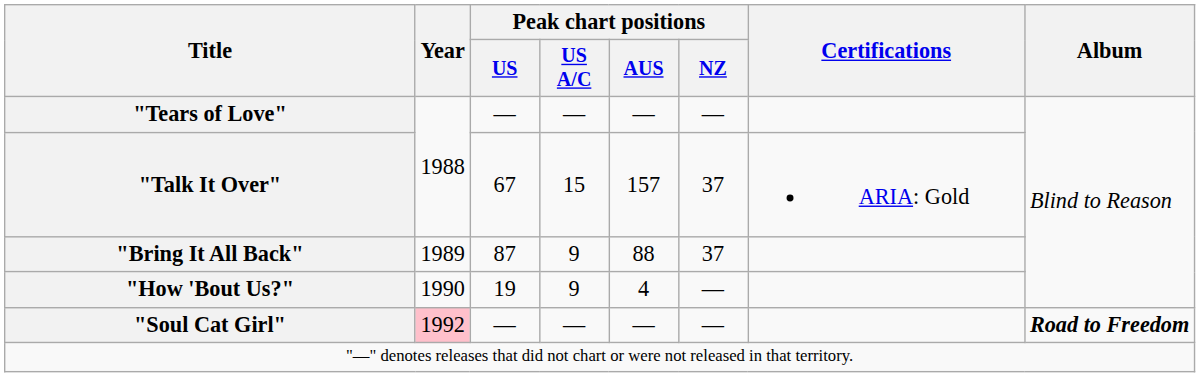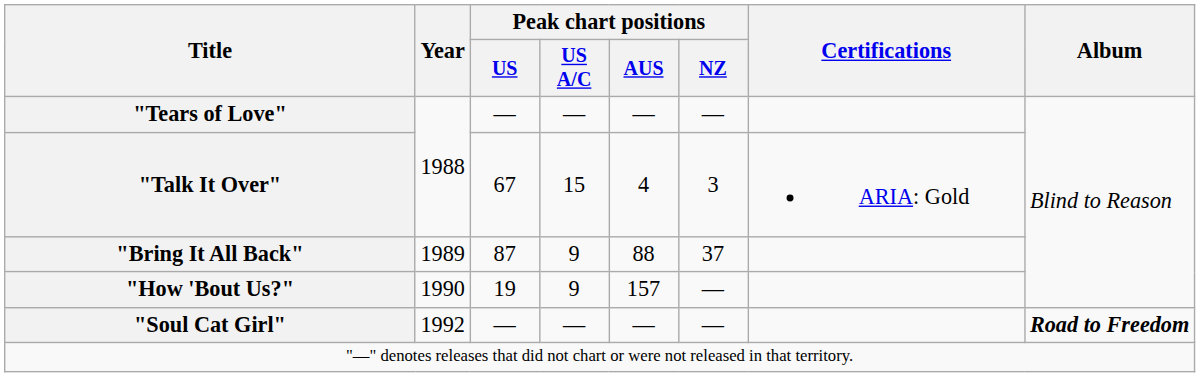(644, 184) 157 -> (644, 184) 4
(713, 184) 37 -> (713, 184) 3
(644, 289) 4 -> (644, 289) 157
(443, 324) pink background -> (443, 324) no background
